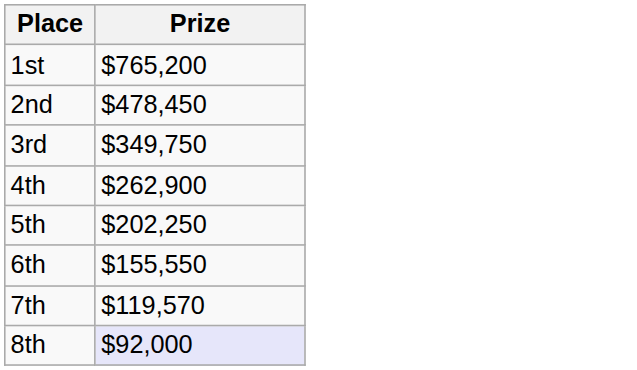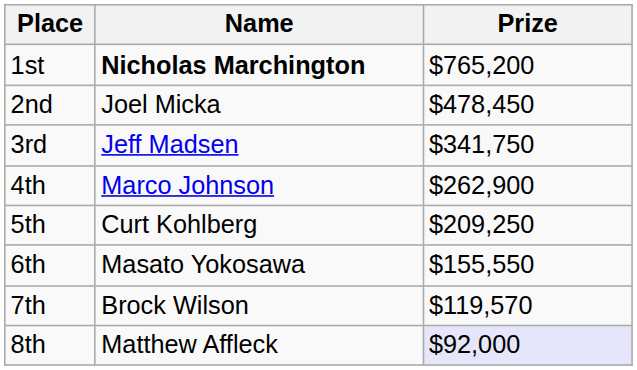+ column: (259, 24)
(154, 144) $349,750 -> (482, 144) $341,750
(154, 225) $202,250 -> (482, 225) $209,250
